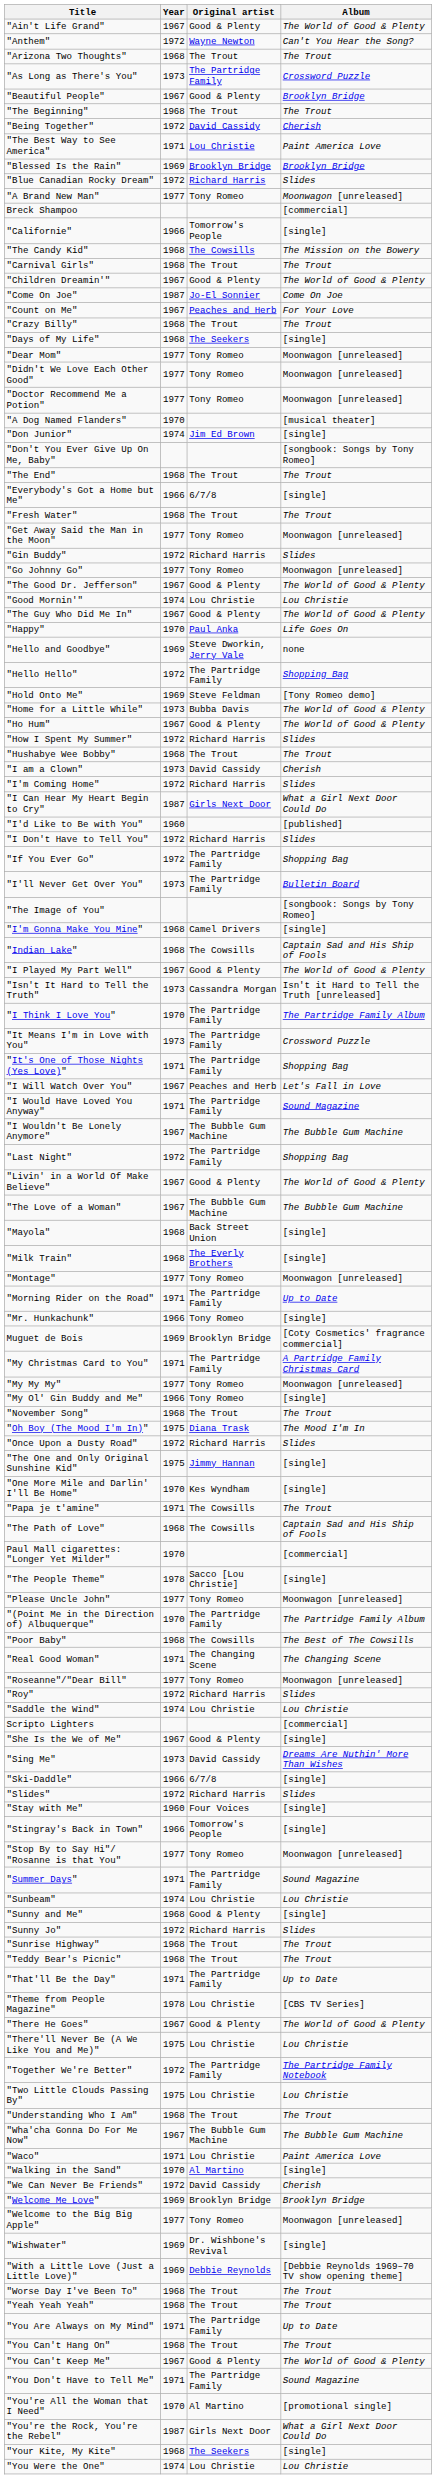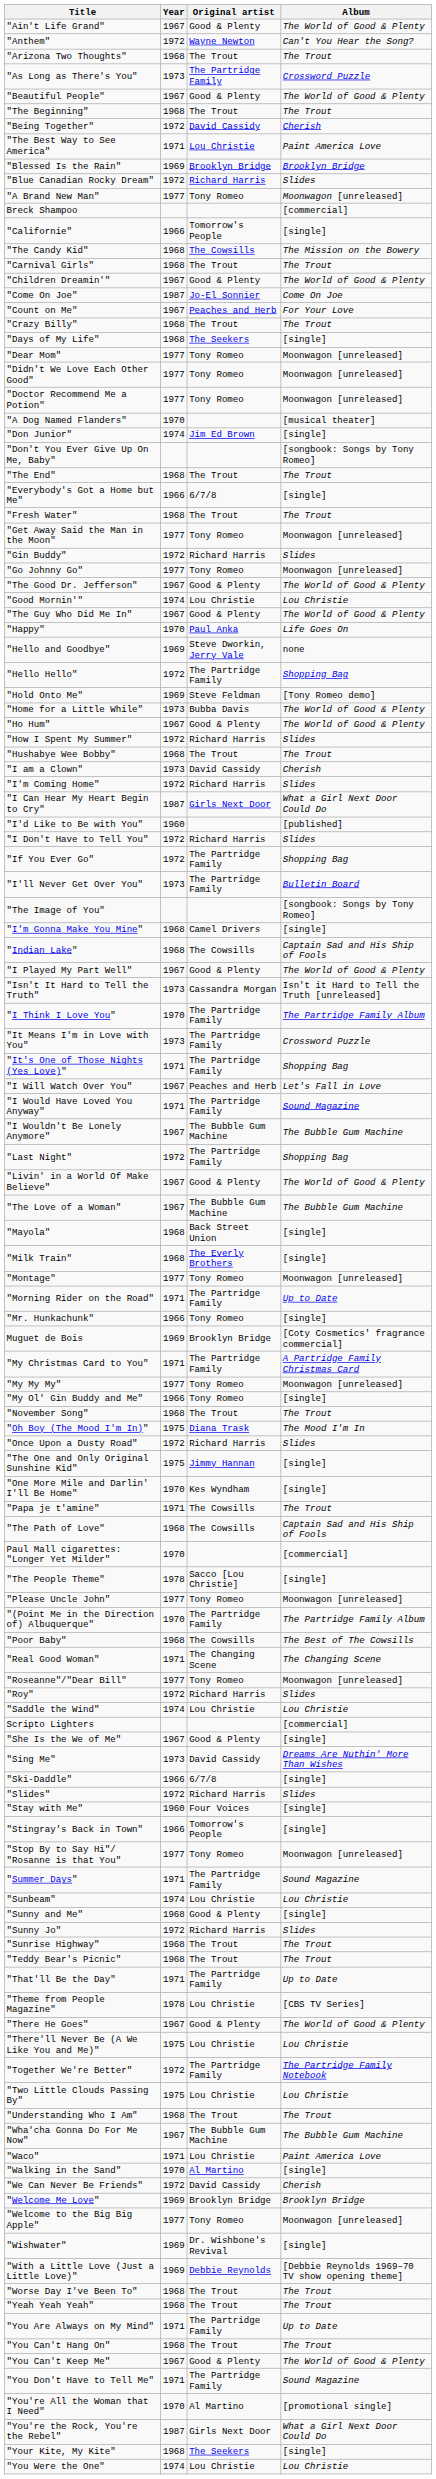(324, 96) Brooklyn Bridge -> (354, 96) The World of Good & Plenty
